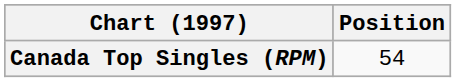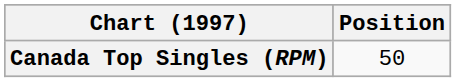(392, 59) 54 -> (392, 59) 50
